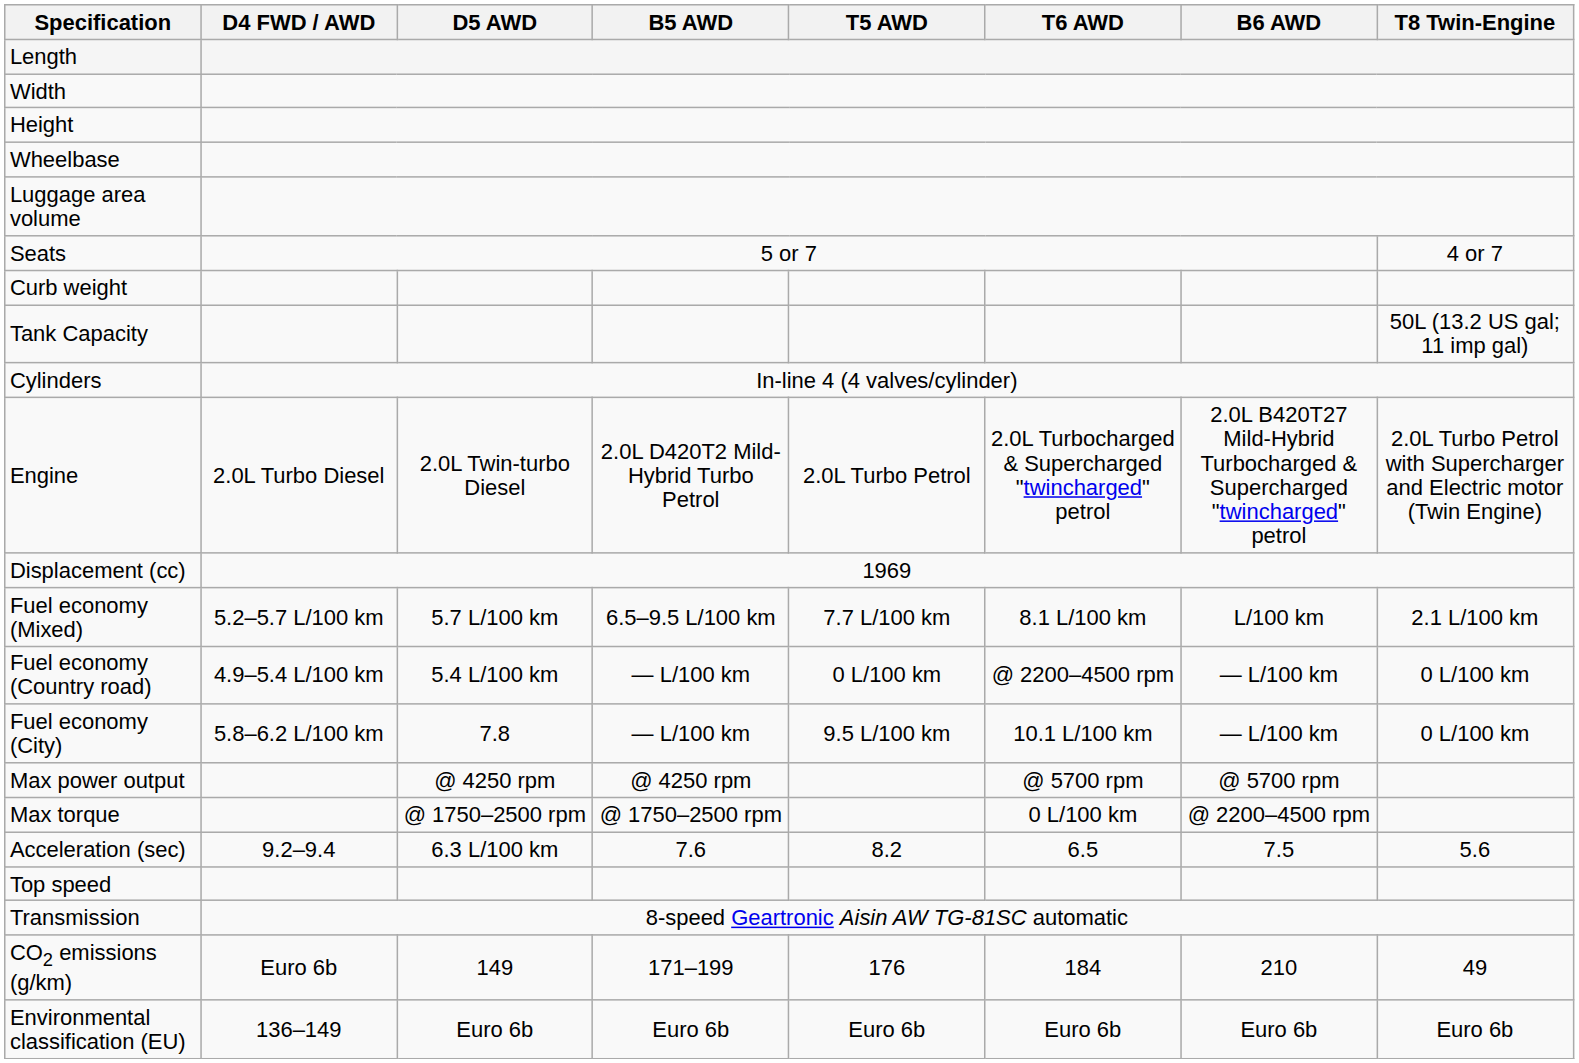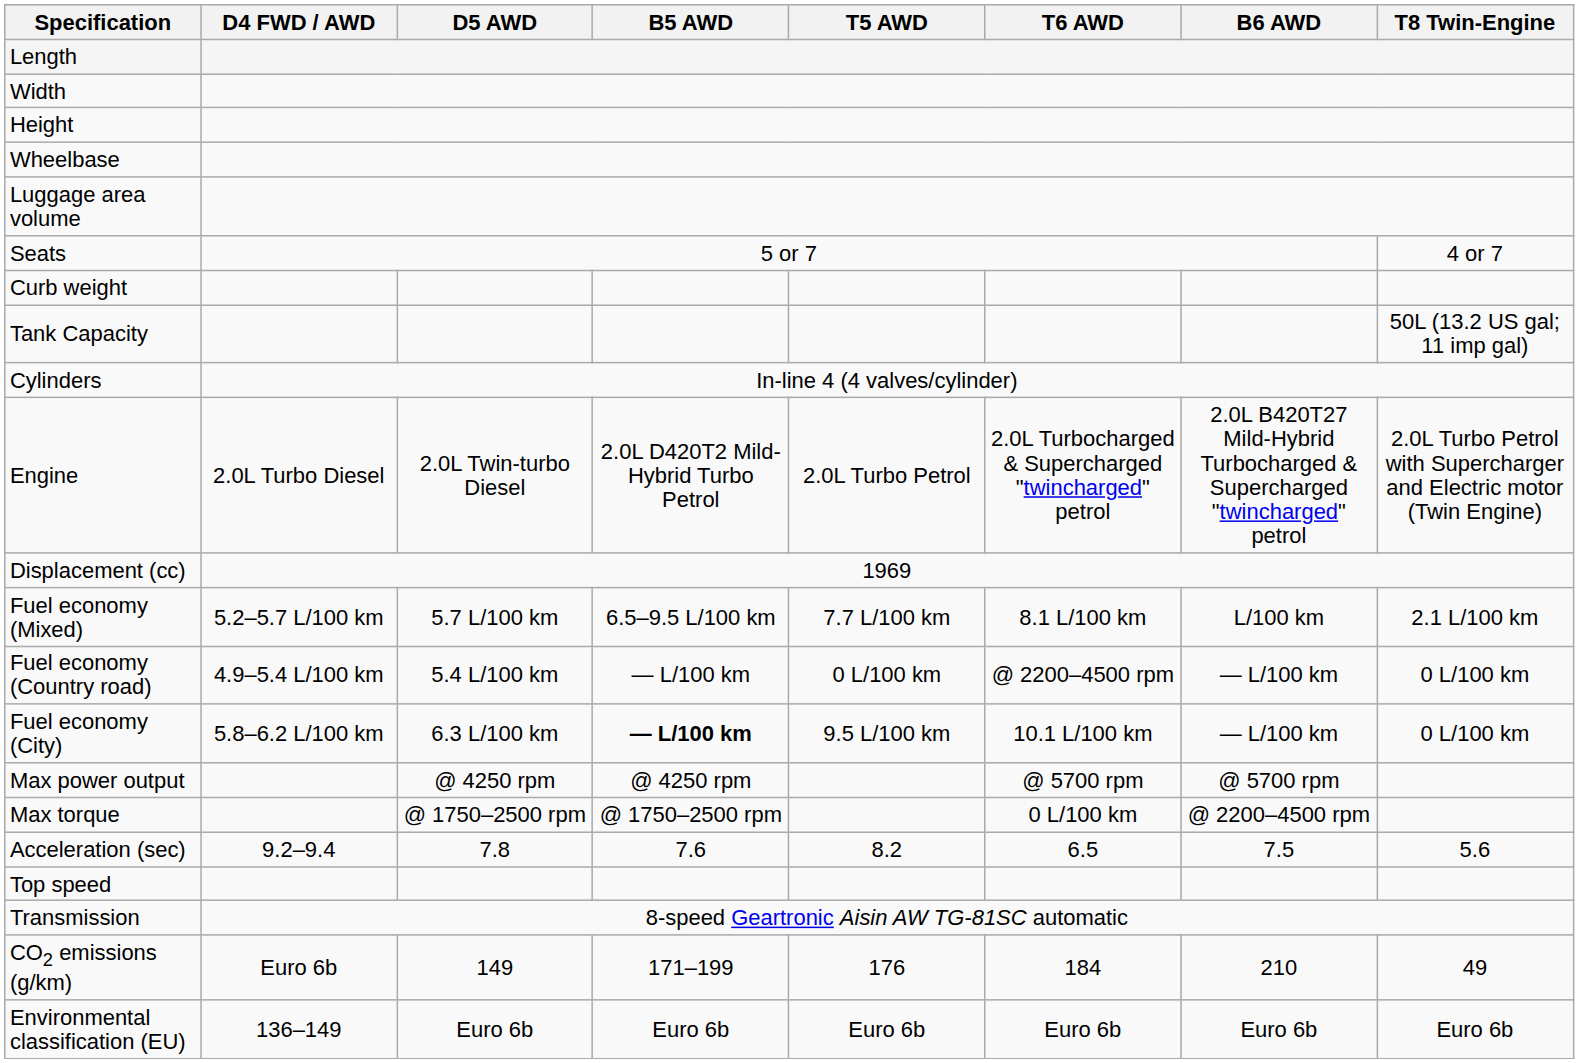(495, 733) 7.8 -> (495, 733) 6.3 L/100 km
(691, 733) normal -> (691, 733) bold
(495, 849) 6.3 L/100 km -> (495, 849) 7.8
